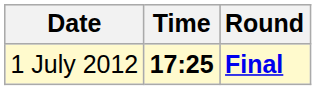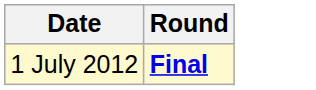- column: (182, 24)
